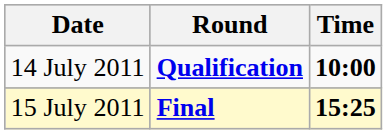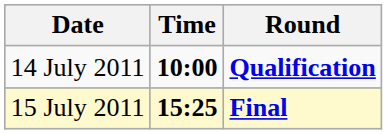columns swapped: (345, 25) <-> (230, 25)
